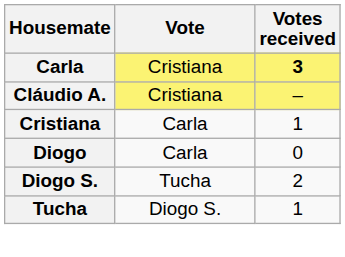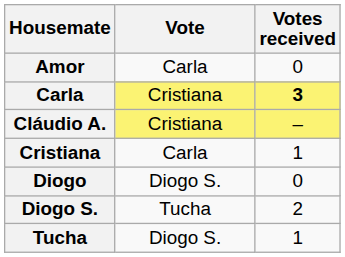+ row: (60, 67)
(185, 152) Carla -> (185, 181) Diogo S.
